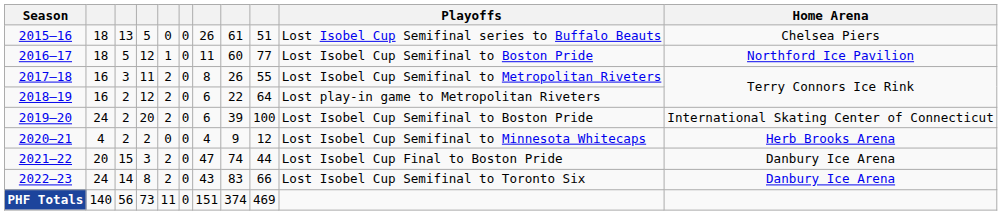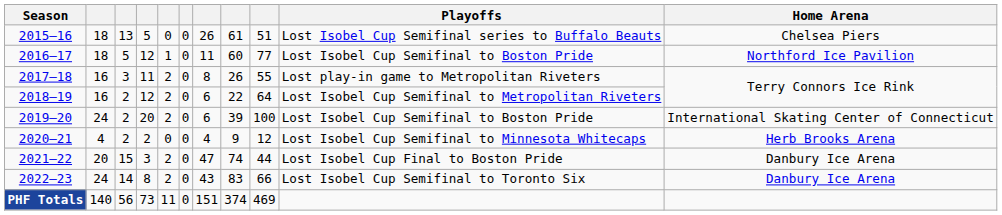(472, 76) Lost Isobel Cup Semifinal to Metropolitan Riveters -> (441, 76) Lost play-in game to Metropolitan Riveters
(441, 97) Lost play-in game to Metropolitan Riveters -> (472, 97) Lost Isobel Cup Semifinal to Metropolitan Riveters
